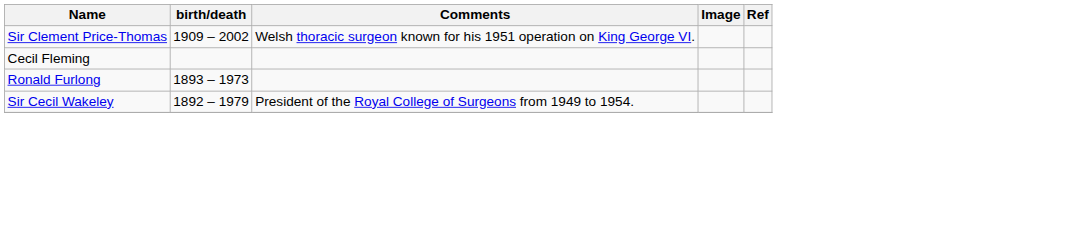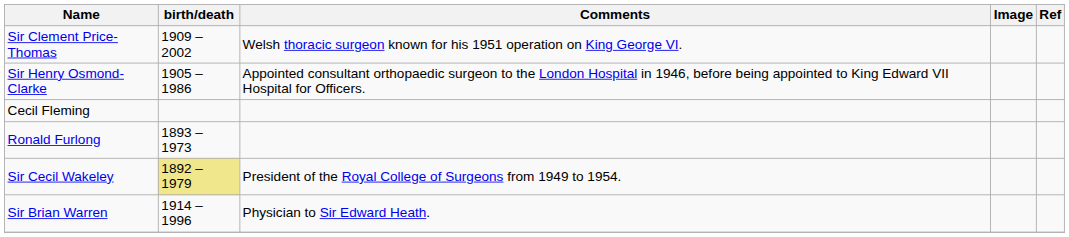+ row: (66, 81)
(211, 101) no background -> (182, 176) khaki background
+ row: (58, 213)
